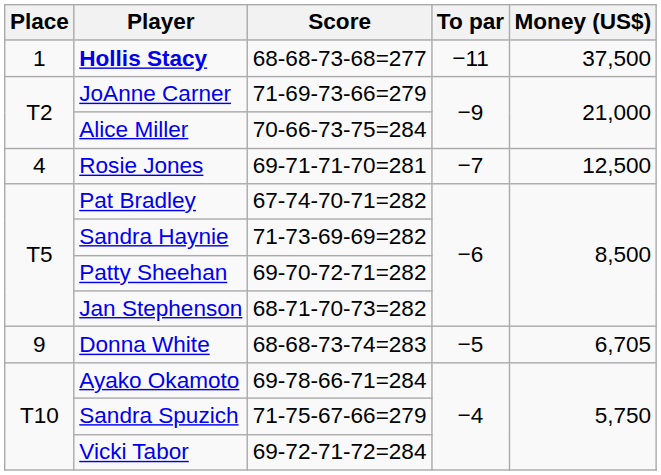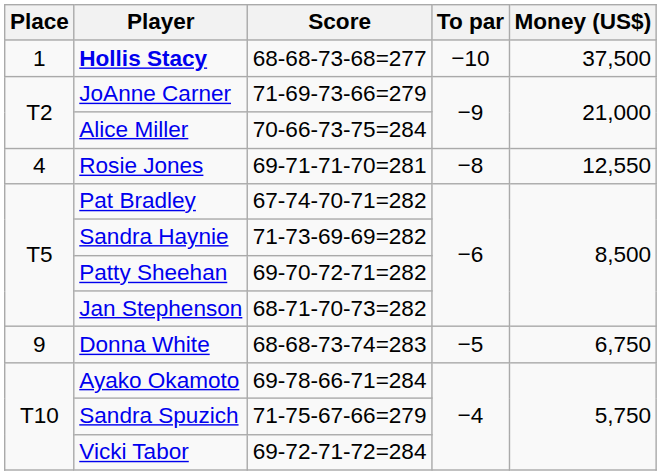(471, 58) −11 -> (471, 58) −10
(470, 165) −7 -> (470, 165) −8
(617, 165) 12,500 -> (617, 165) 12,550
(623, 344) 6,705 -> (623, 344) 6,750
